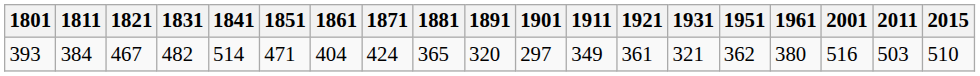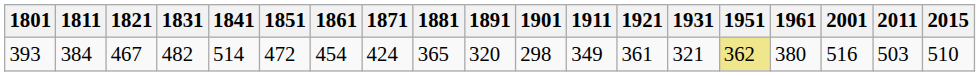(280, 53) 471 -> (280, 53) 472
(331, 53) 404 -> (331, 53) 454
(536, 53) 297 -> (536, 53) 298
(739, 53) no background -> (739, 53) khaki background
